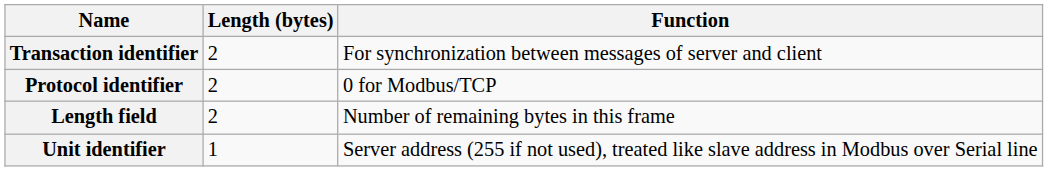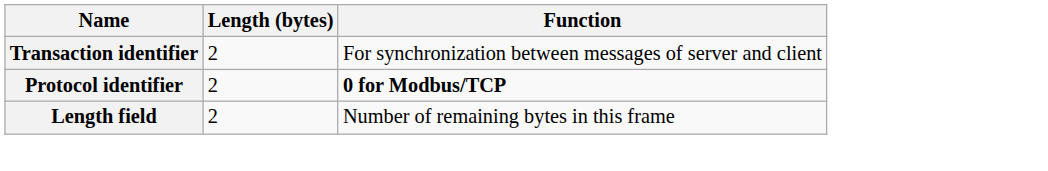(420, 85) normal -> (425, 85) bold
- row: (104, 149)
